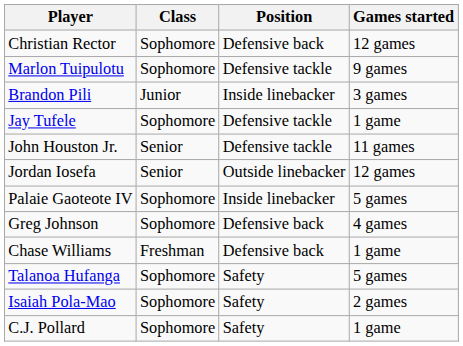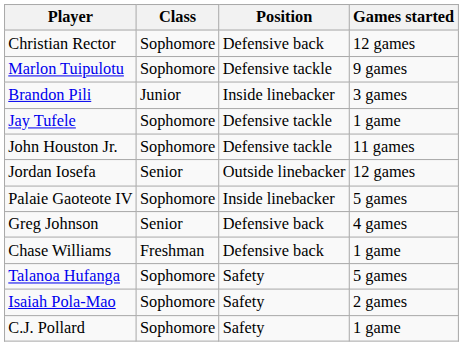(161, 146) Senior -> (178, 146) Sophomore
(178, 224) Sophomore -> (161, 224) Senior
